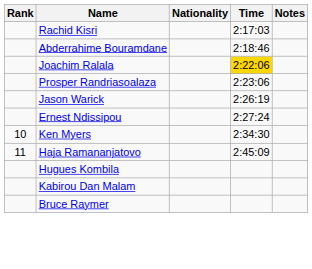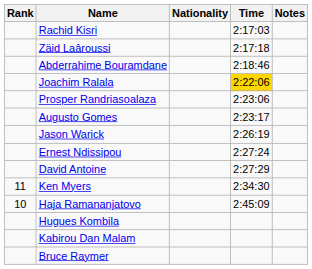+ row: (75, 48)
+ row: (78, 117)
+ row: (72, 169)
(20, 134) 10 -> (20, 186) 11
(20, 152) 11 -> (20, 204) 10
